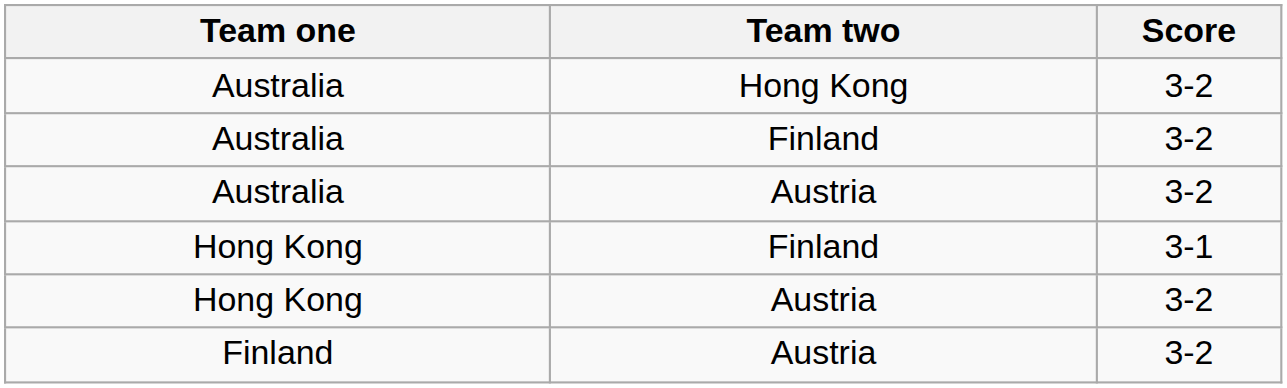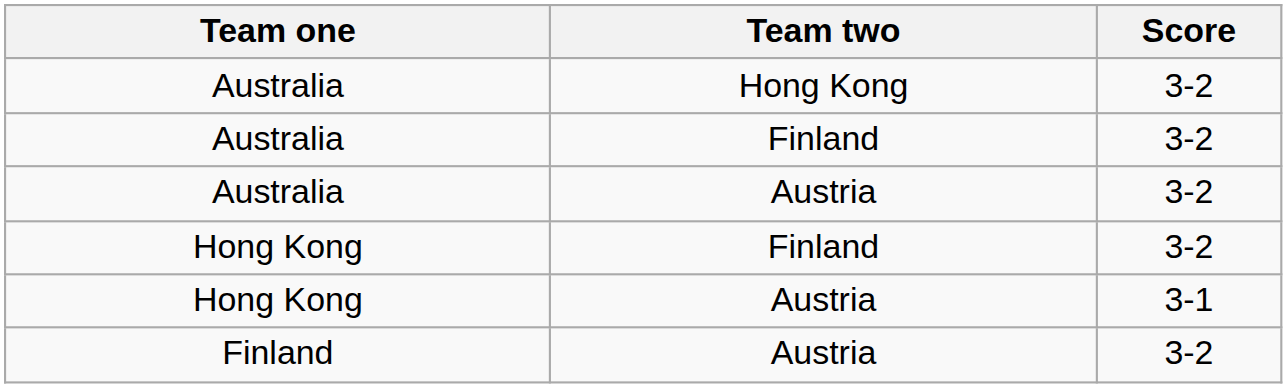(1189, 246) 3-1 -> (1189, 246) 3-2
(1189, 300) 3-2 -> (1189, 300) 3-1
